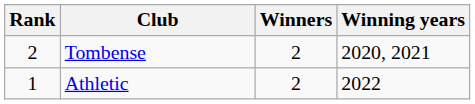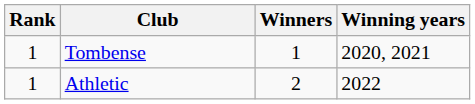(32, 51) 2 -> (32, 51) 1
(296, 51) 2 -> (296, 51) 1
